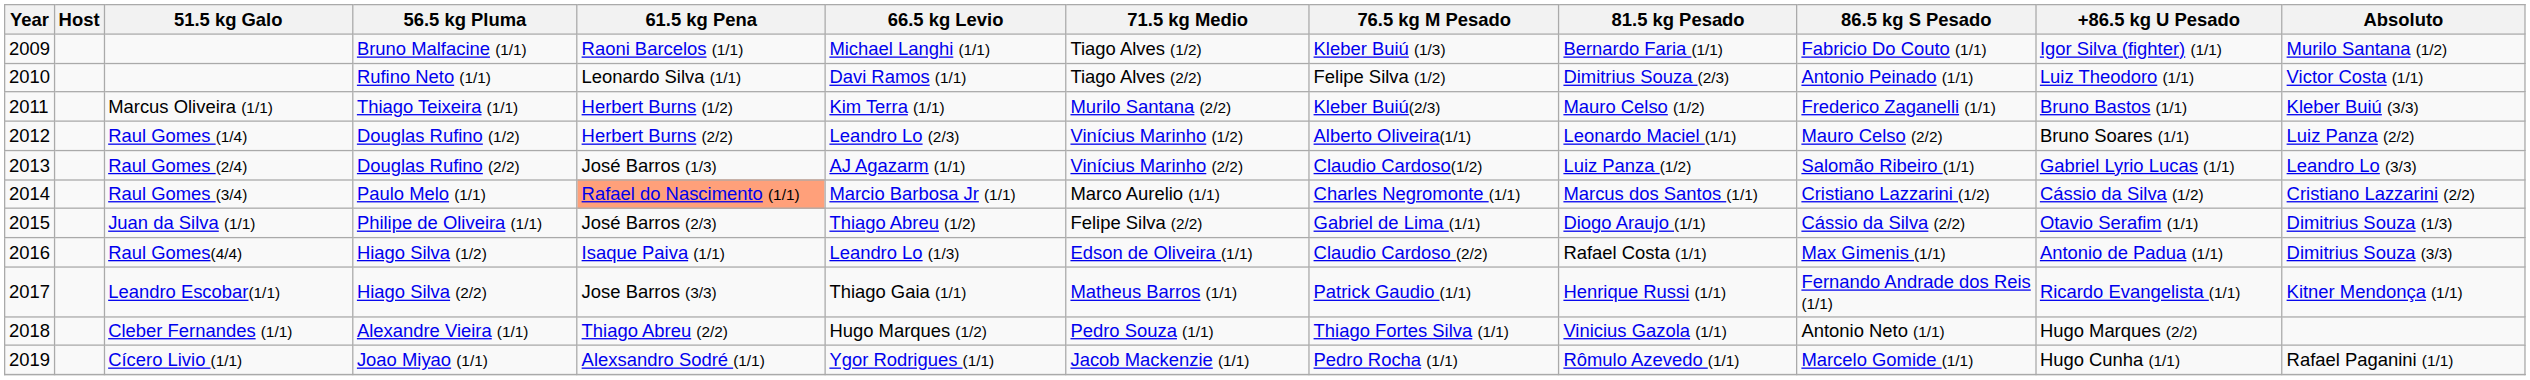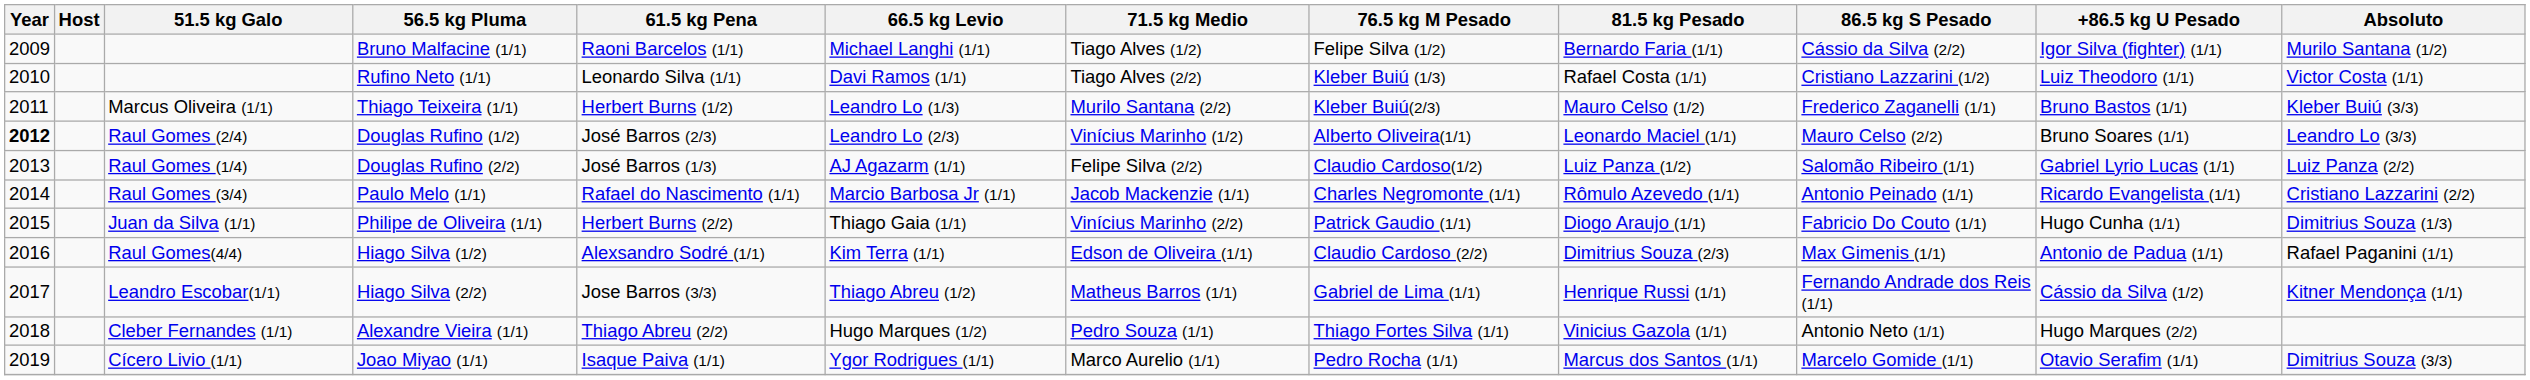(1380, 49) Kleber Buiú (1/3) -> (1380, 49) Felipe Silva (1/2)
(1894, 49) Fabricio Do Couto (1/1) -> (1883, 49) Cássio da Silva (2/2)
(1380, 78) Felipe Silva (1/2) -> (1380, 78) Kleber Buiú (1/3)
(1646, 78) Dimitrius Souza (2/3) -> (1635, 78) Rafael Costa (1/1)
(1887, 78) Antonio Peinado (1/1) -> (1896, 78) Cristiano Lazzarini (1/2)
(887, 107) Kim Terra (1/1) -> (894, 107) Leandro Lo (1/3)
(29, 136) normal -> (29, 136) bold
(178, 136) Raul Gomes (1/4) -> (178, 136) Raul Gomes (2/4)
(657, 136) Herbert Burns (2/2) -> (649, 136) José Barros (2/3)
(2351, 136) Luiz Panza (2/2) -> (2352, 136) Leandro Lo (3/3)
(178, 165) Raul Gomes (2/4) -> (178, 165) Raul Gomes (1/4)
(1157, 165) Vinícius Marinho (2/2) -> (1136, 165) Felipe Silva (2/2)
(2352, 165) Leandro Lo (3/3) -> (2351, 165) Luiz Panza (2/2)
(691, 194) lightsalmon background -> (691, 194) no background
(1145, 194) Marco Aurelio (1/1) -> (1160, 194) Jacob Mackenzie (1/1)
(1661, 194) Marcus dos Santos (1/1) -> (1651, 194) Rômulo Azevedo (1/1)
(1896, 194) Cristiano Lazzarini (1/2) -> (1887, 194) Antonio Peinado (1/1)
(2122, 194) Cássio da Silva (1/2) -> (2140, 194) Ricardo Evangelista (1/1)
(649, 223) José Barros (2/3) -> (657, 223) Herbert Burns (2/2)
(903, 223) Thiago Abreu (1/2) -> (898, 223) Thiago Gaia (1/1)
(1136, 223) Felipe Silva (2/2) -> (1157, 223) Vinícius Marinho (2/2)
(1397, 223) Gabriel de Lima (1/1) -> (1392, 223) Patrick Gaudio (1/1)
(1883, 223) Cássio da Silva (2/2) -> (1894, 223) Fabricio Do Couto (1/1)
(2119, 223) Otavio Serafim (1/1) -> (2110, 223) Hugo Cunha (1/1)
(653, 253) Isaque Paiva (1/1) -> (673, 253) Alexsandro Sodré (1/1)
(894, 253) Leandro Lo (1/3) -> (887, 253) Kim Terra (1/1)
(1635, 253) Rafael Costa (1/1) -> (1646, 253) Dimitrius Souza (2/3)
(2369, 253) Dimitrius Souza (3/3) -> (2370, 253) Rafael Paganini (1/1)
(898, 292) Thiago Gaia (1/1) -> (903, 292) Thiago Abreu (1/2)
(1392, 292) Patrick Gaudio (1/1) -> (1397, 292) Gabriel de Lima (1/1)
(2140, 292) Ricardo Evangelista (1/1) -> (2122, 292) Cássio da Silva (1/2)
(673, 360) Alexsandro Sodré (1/1) -> (653, 360) Isaque Paiva (1/1)
(1160, 360) Jacob Mackenzie (1/1) -> (1145, 360) Marco Aurelio (1/1)
(1651, 360) Rômulo Azevedo (1/1) -> (1661, 360) Marcus dos Santos (1/1)
(2110, 360) Hugo Cunha (1/1) -> (2119, 360) Otavio Serafim (1/1)
(2370, 360) Rafael Paganini (1/1) -> (2369, 360) Dimitrius Souza (3/3)
